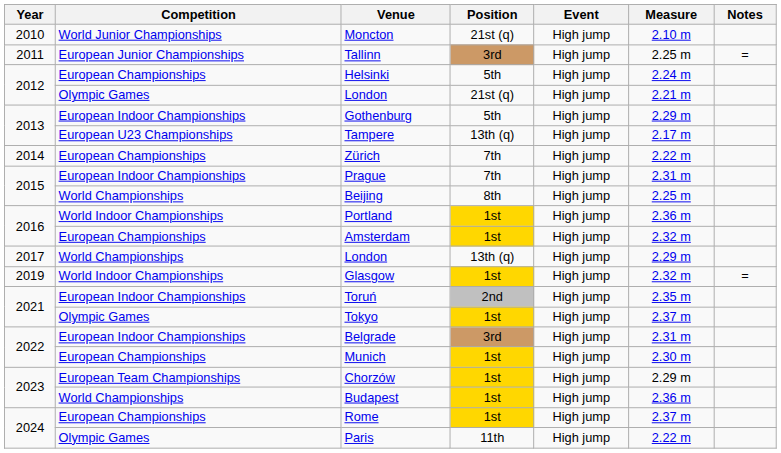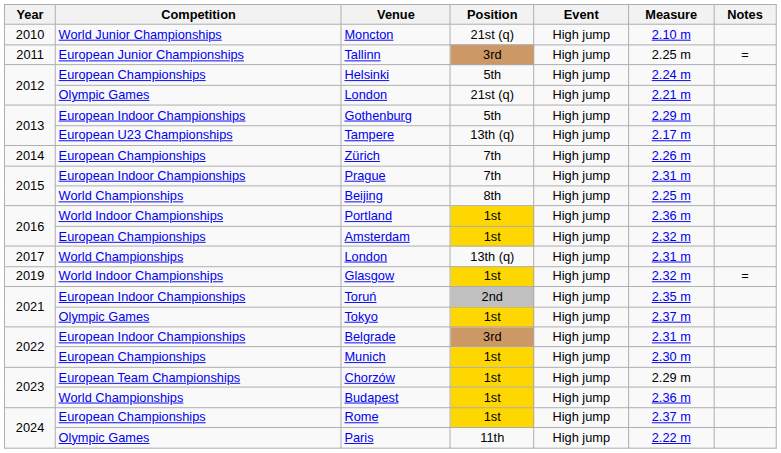(671, 155) 2.22 m -> (671, 155) 2.26 m
(671, 256) 2.29 m -> (671, 256) 2.31 m
